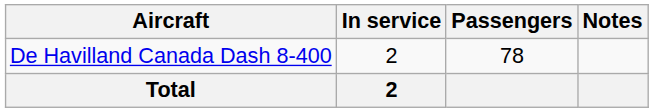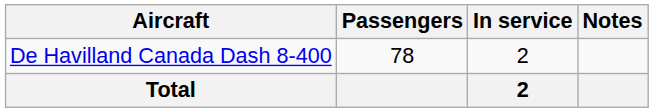columns swapped: (391, 21) <-> (512, 21)
